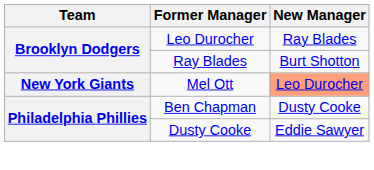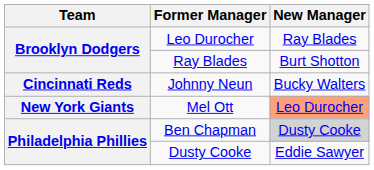+ row: (210, 84)
(320, 107) no background -> (320, 130) lightgrey background
